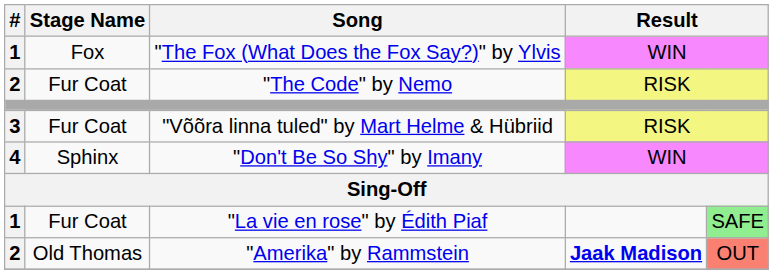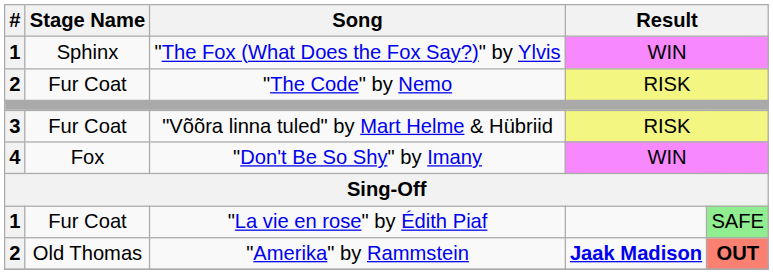(87, 52) Fox -> (87, 52) Sphinx
(87, 157) Sphinx -> (87, 157) Fox
(738, 253) normal -> (738, 253) bold
